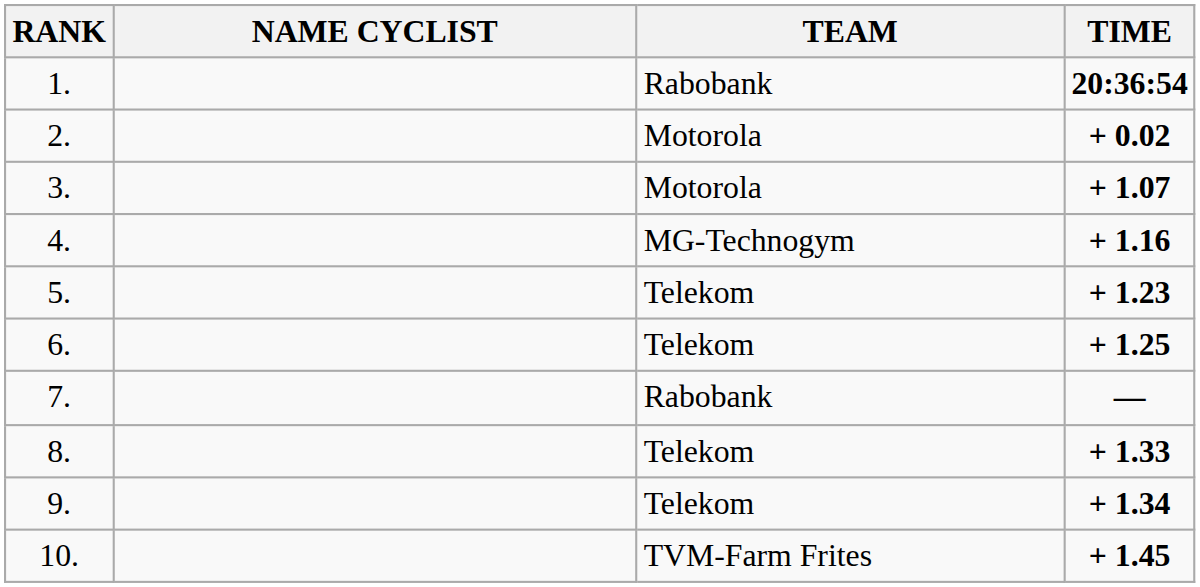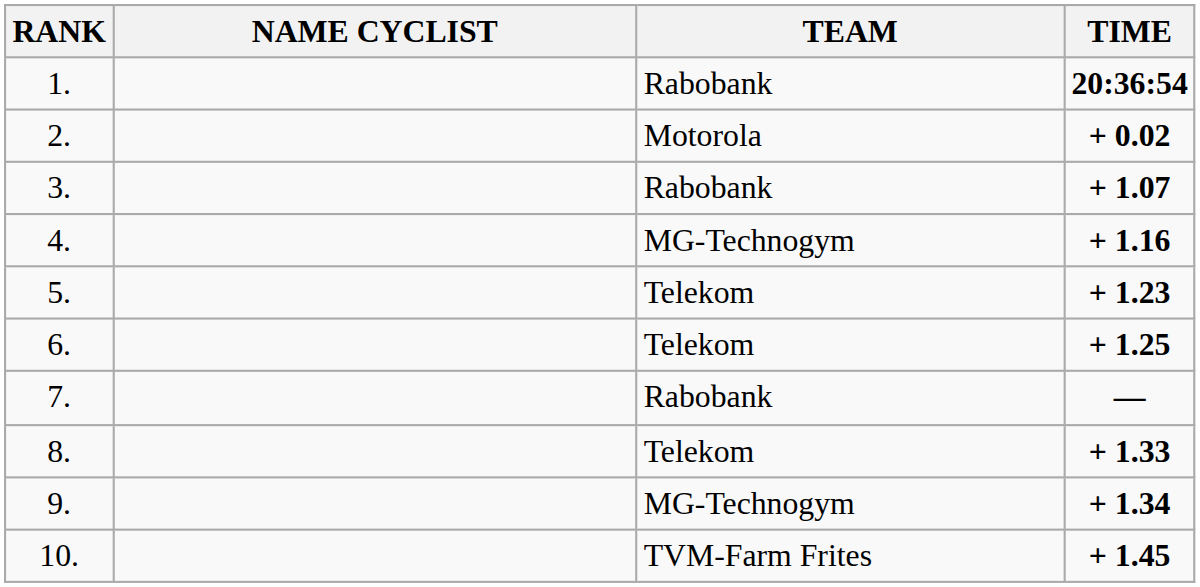(703, 188) Motorola -> (708, 188) Rabobank
(699, 502) Telekom -> (749, 502) MG-Technogym
